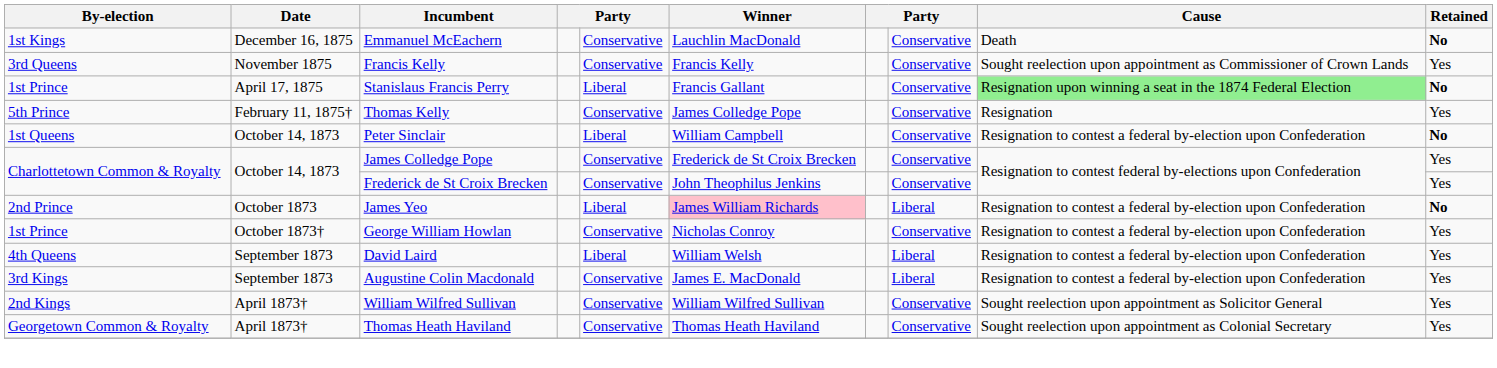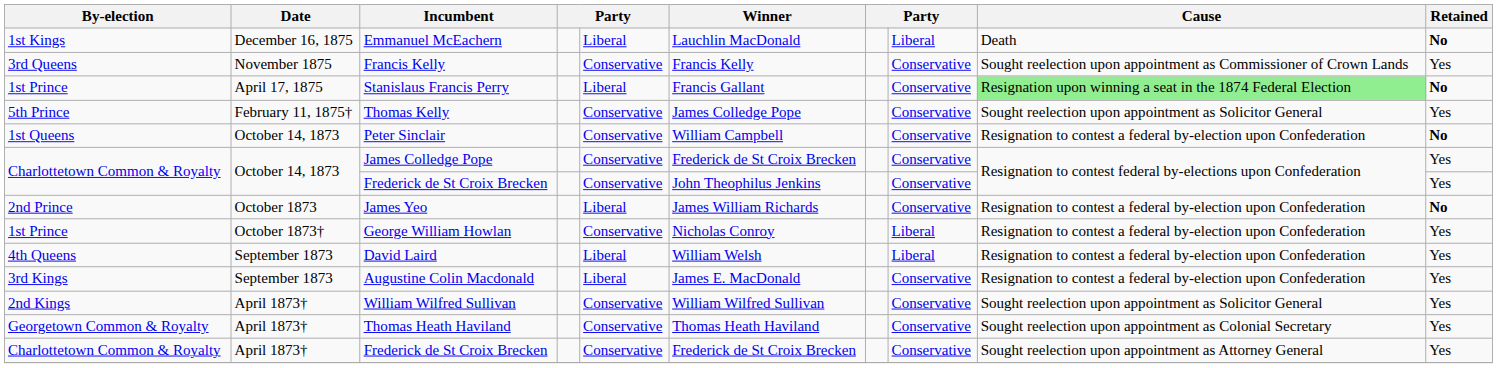(623, 40) Conservative -> (605, 40) Liberal
(931, 40) Conservative -> (913, 40) Liberal
(1017, 111) Resignation -> (1151, 111) Sought reelection upon appointment as Solicitor General
(605, 135) Liberal -> (623, 135) Conservative
(745, 207) pink background -> (745, 207) no background
(913, 207) Liberal -> (931, 207) Conservative
(931, 231) Conservative -> (913, 231) Liberal
(623, 278) Conservative -> (605, 278) Liberal
(913, 278) Liberal -> (931, 278) Conservative
+ row: (271, 350)
